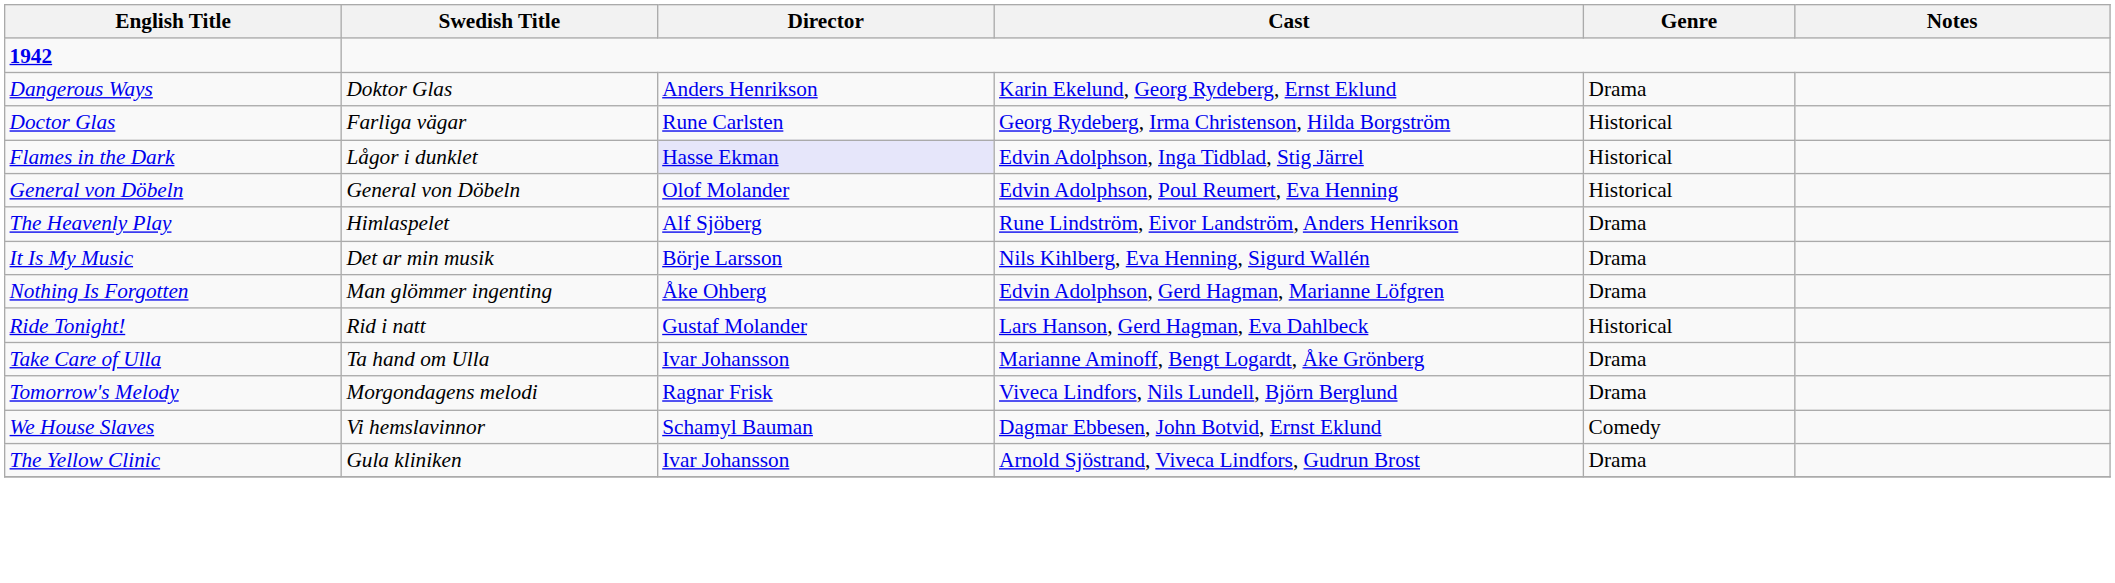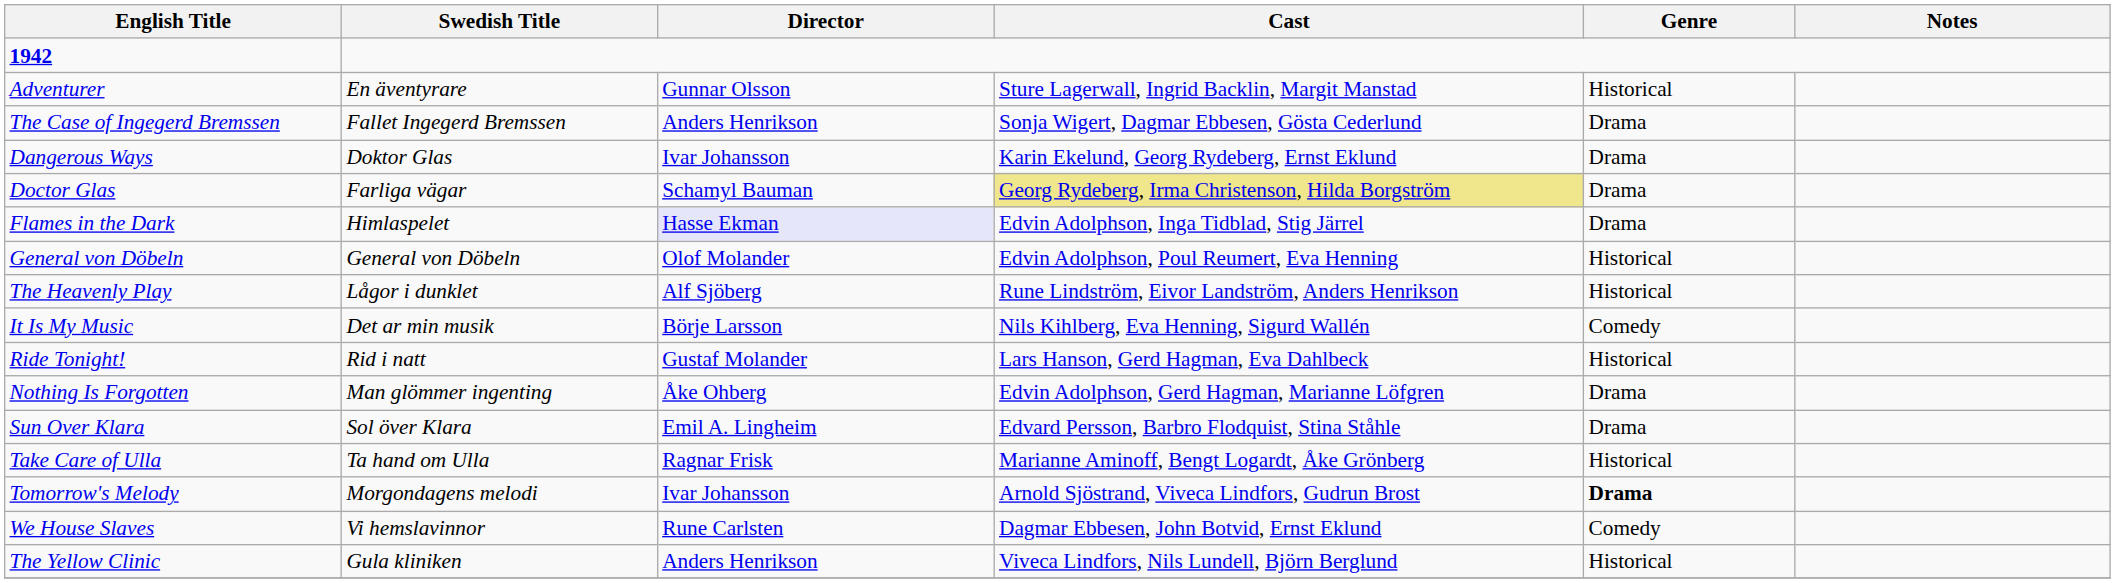+ row: (57, 88)
+ row: (145, 122)
(740, 88) Anders Henrikson -> (726, 156) Ivar Johansson
(723, 122) Rune Carlsten -> (738, 190) Schamyl Bauman
(1225, 122) no background -> (1225, 190) khaki background
(1631, 122) Historical -> (1618, 190) Drama
(412, 156) Lågor i dunklet -> (398, 223) Himlaspelet
(1631, 156) Historical -> (1618, 223) Drama
(398, 223) Himlaspelet -> (412, 291) Lågor i dunklet
(1618, 223) Drama -> (1631, 291) Historical
(1618, 257) Drama -> (1625, 325) Comedy
rows swapped: (99, 291) <-> (67, 325)
+ row: (77, 426)
(726, 358) Ivar Johansson -> (717, 460) Ragnar Frisk
(1618, 358) Drama -> (1631, 460) Historical
(717, 392) Ragnar Frisk -> (726, 493) Ivar Johansson
(1198, 392) Viveca Lindfors, Nils Lundell, Björn Berglund -> (1210, 493) Arnold Sjöstrand, Viveca Lindfors, Gudrun Brost
(1618, 392) normal -> (1620, 493) bold
(738, 426) Schamyl Bauman -> (723, 527) Rune Carlsten
(726, 460) Ivar Johansson -> (740, 561) Anders Henrikson
(1210, 460) Arnold Sjöstrand, Viveca Lindfors, Gudrun Brost -> (1198, 561) Viveca Lindfors, Nils Lundell, Björn Berglund
(1618, 460) Drama -> (1631, 561) Historical
